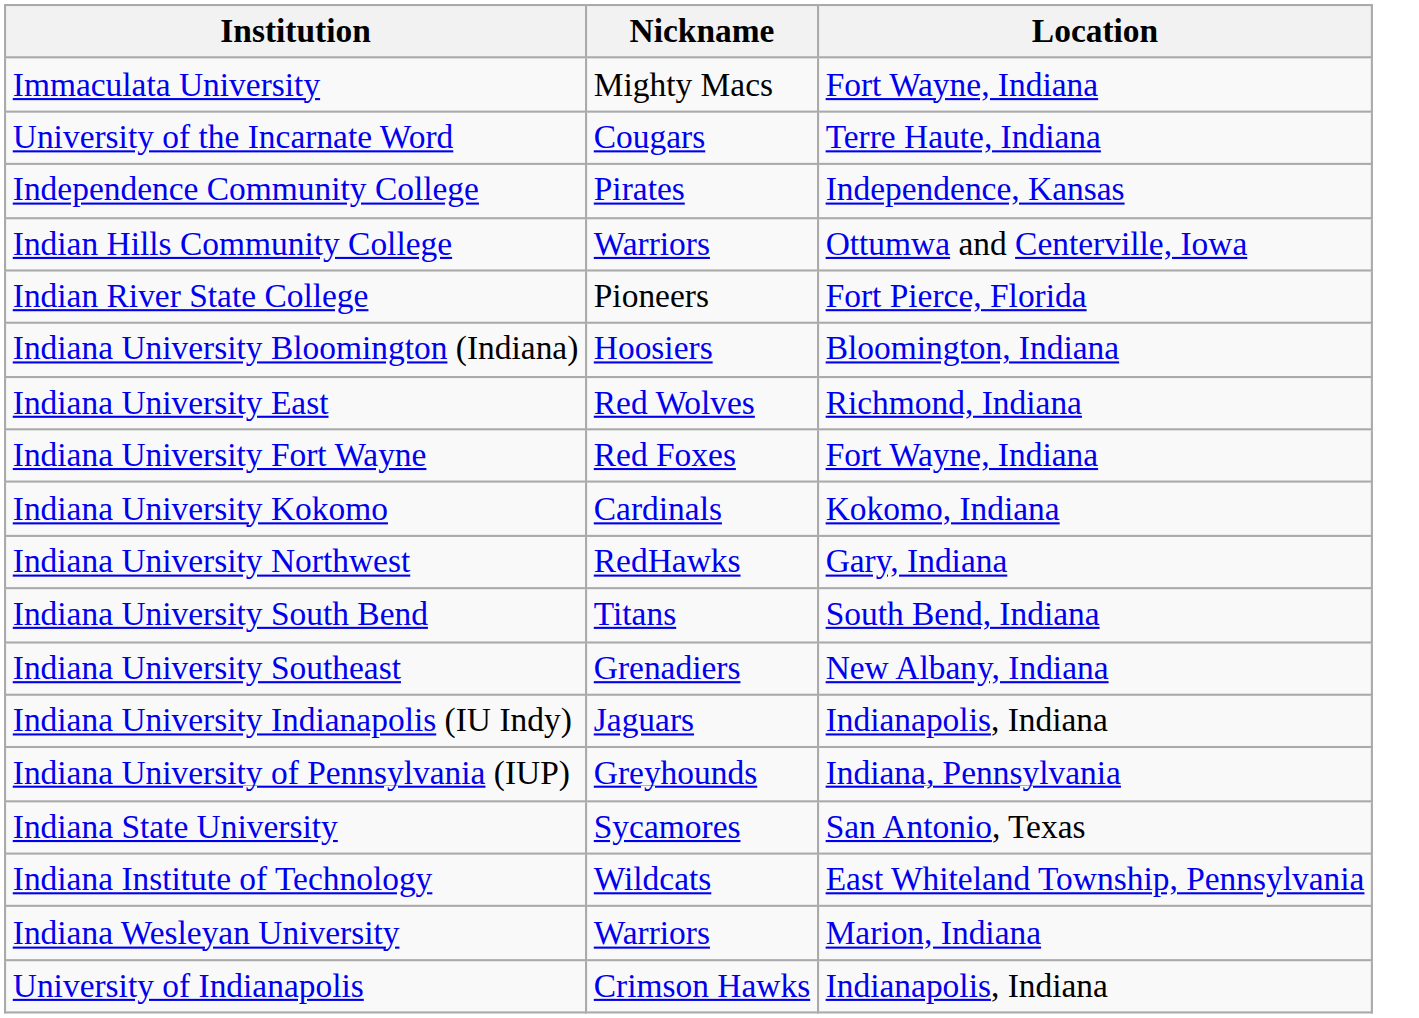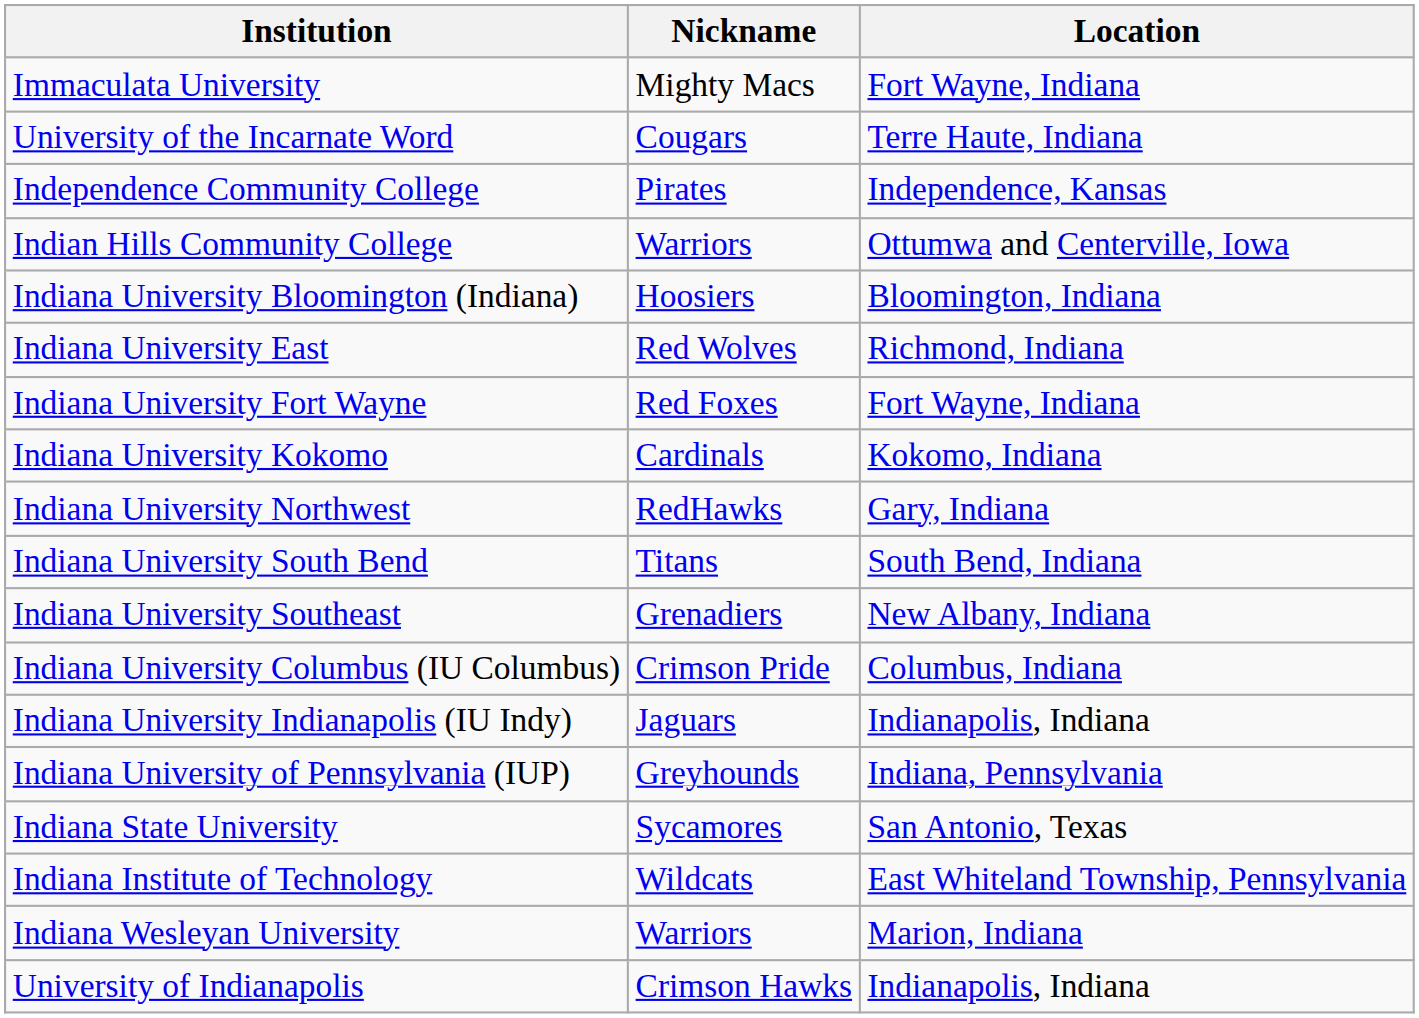- row: (191, 296)
+ row: (316, 667)
